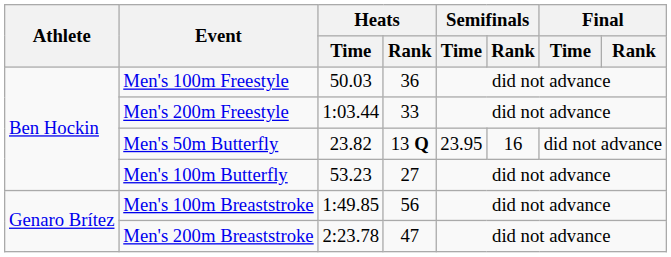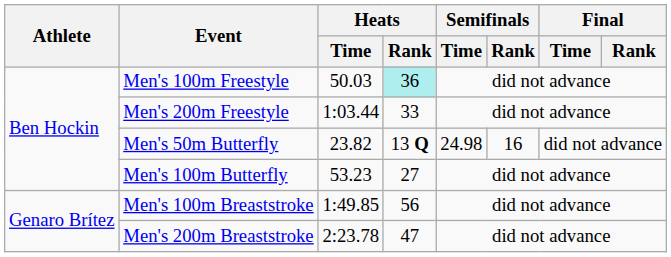(410, 82) no background -> (410, 82) paleturquoise background
(461, 143) 23.95 -> (461, 143) 24.98
